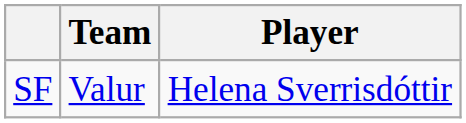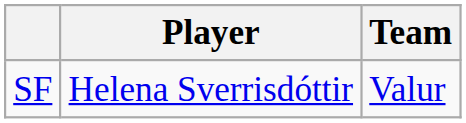columns swapped: (310, 32) <-> (110, 32)
